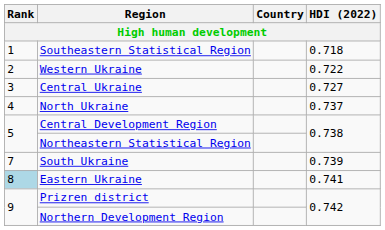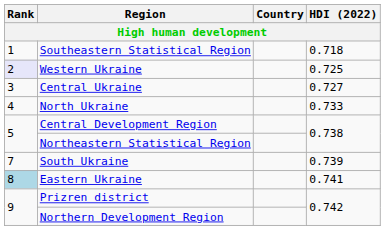(11, 69) no background -> (11, 69) lavender background
(326, 69) 0.722 -> (326, 69) 0.725
(326, 106) 0.737 -> (326, 106) 0.733
